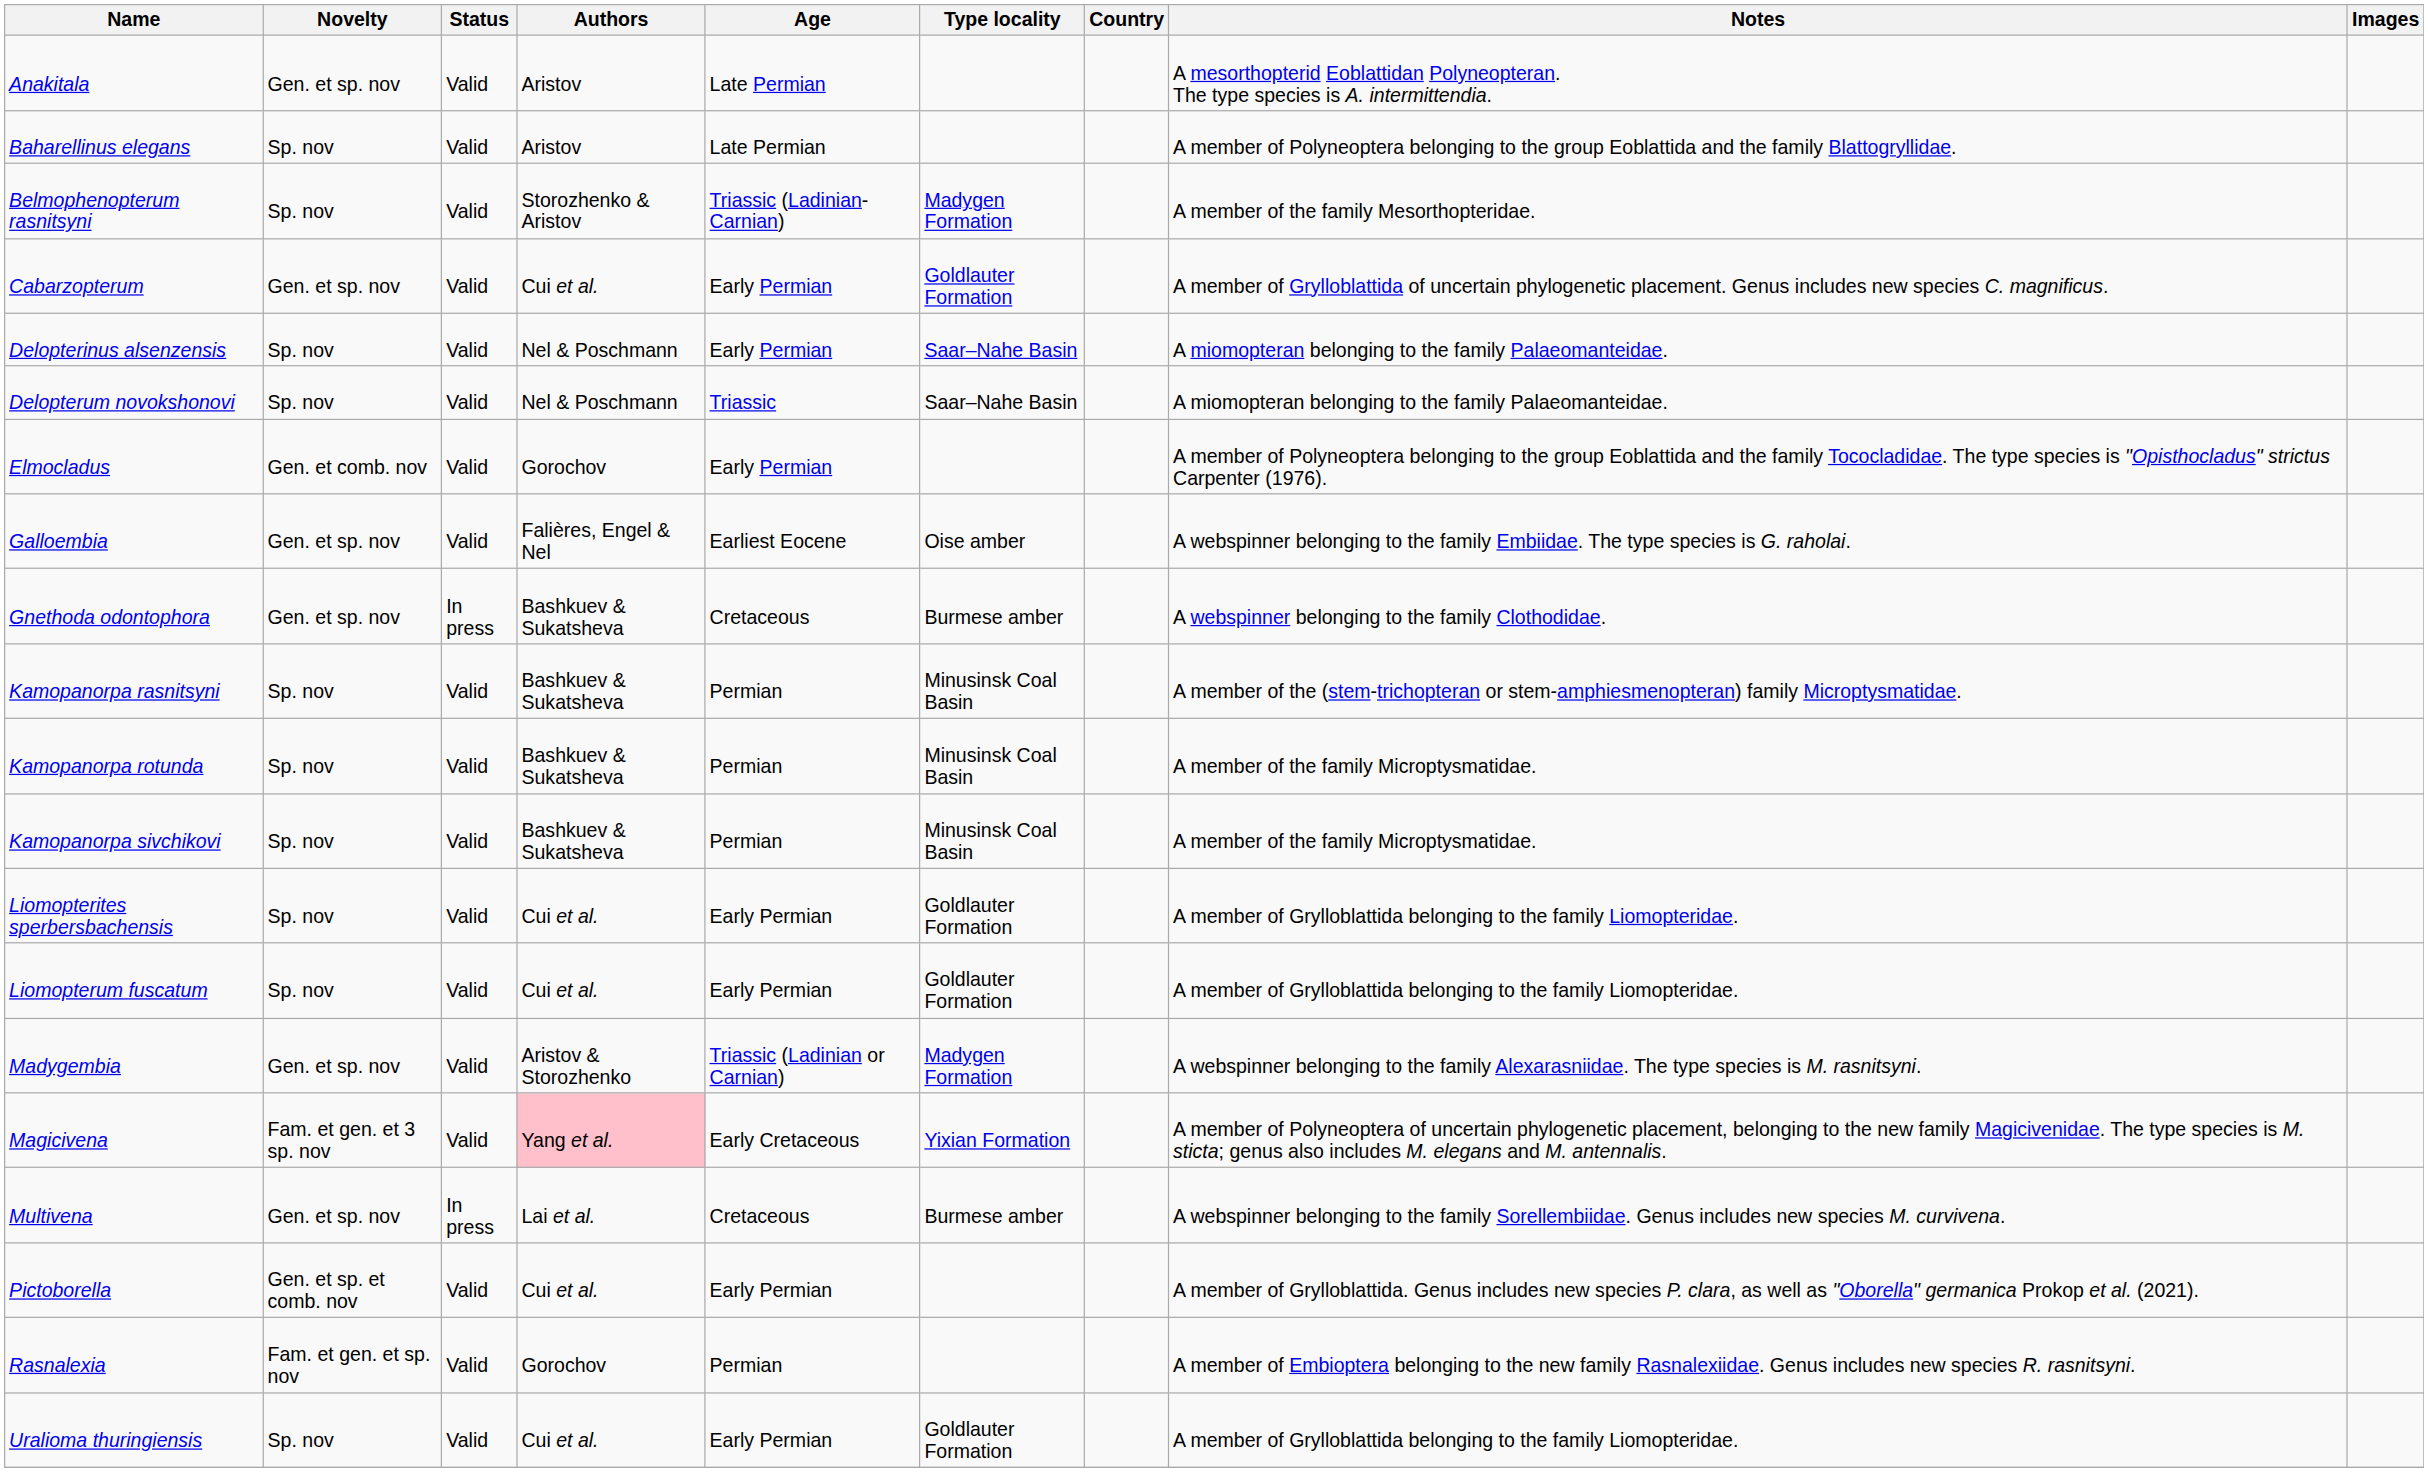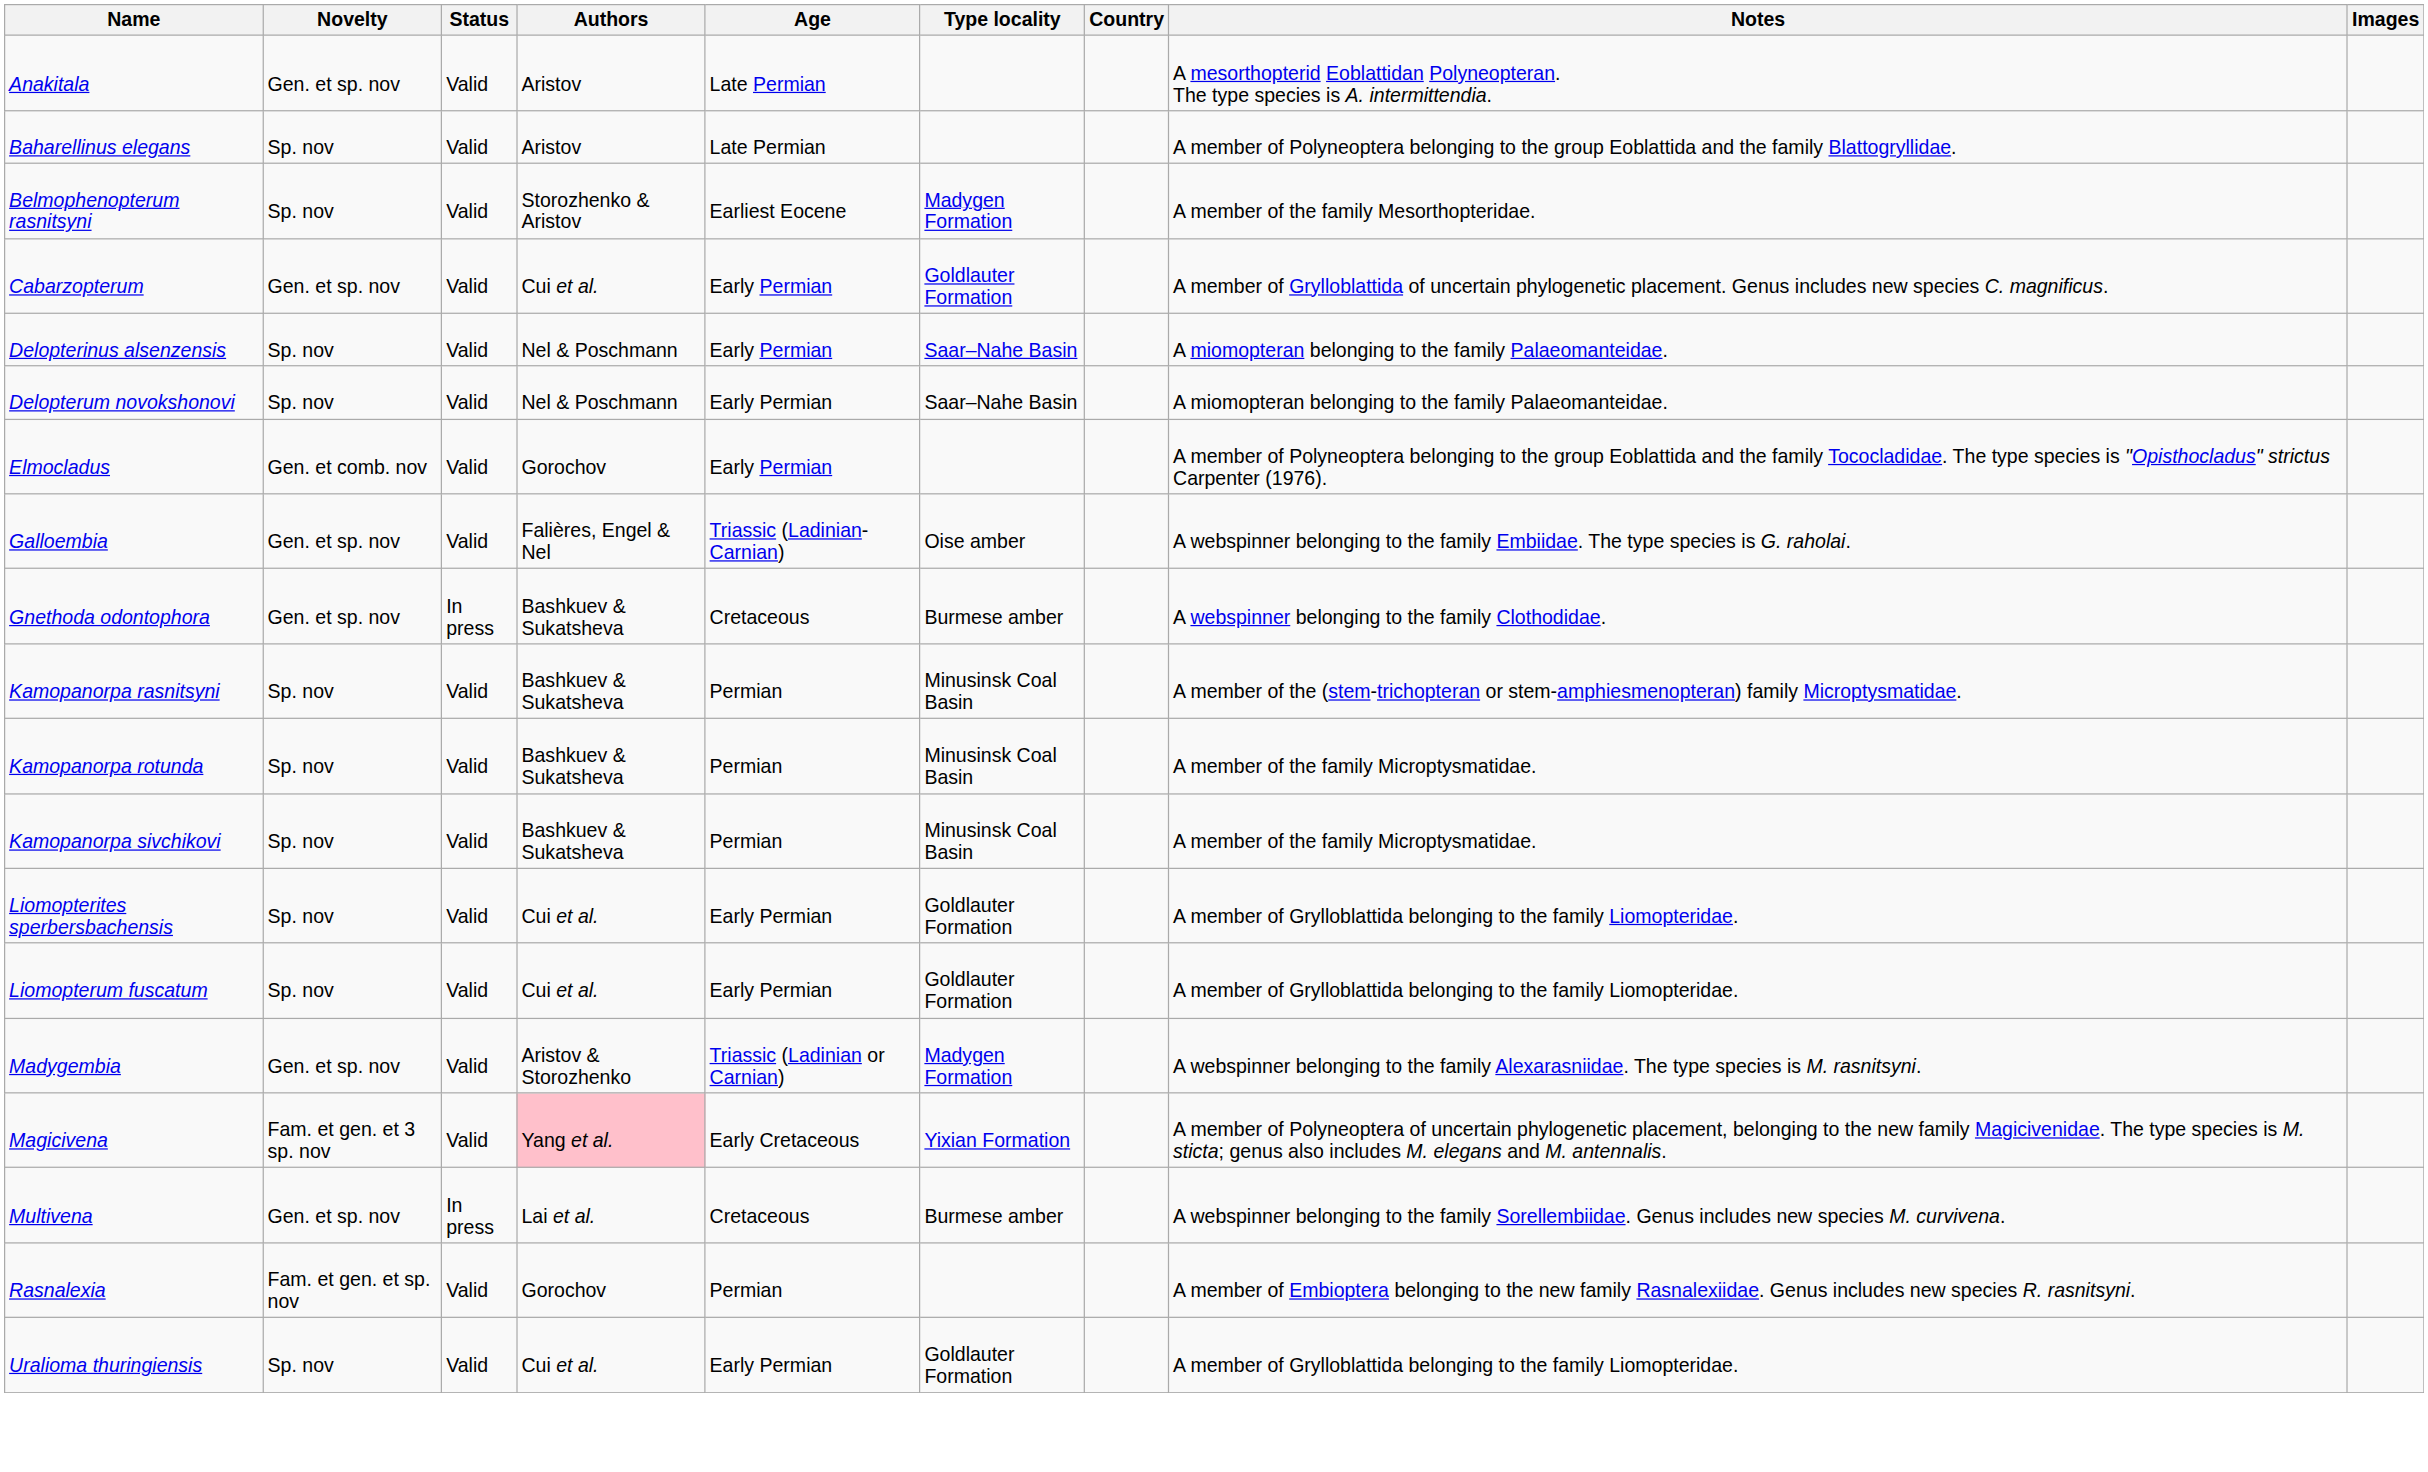(789, 211) Triassic (Ladinian-Carnian) -> (778, 211) Earliest Eocene
(743, 403) Triassic -> (771, 403) Early Permian
(778, 542) Earliest Eocene -> (789, 542) Triassic (Ladinian-Carnian)
- row: (60, 1290)
